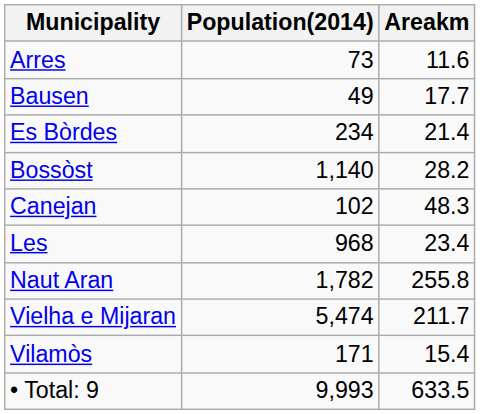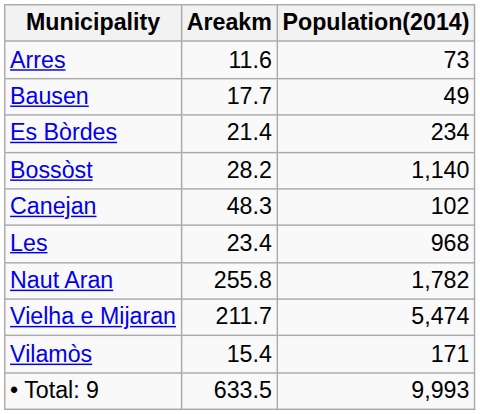columns swapped: (280, 22) <-> (427, 22)
